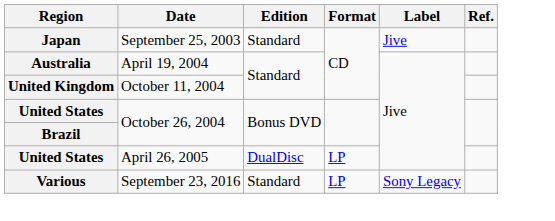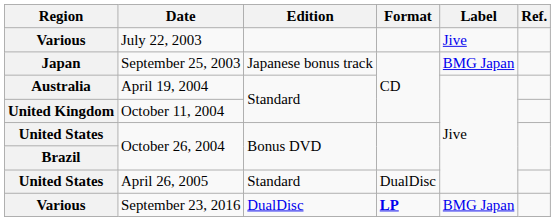+ row: (61, 39)
(274, 39) Standard -> (310, 63) Japanese bonus track
(395, 39) Jive -> (479, 63) BMG Japan
(275, 157) DualDisc -> (274, 181) Standard
(337, 157) LP -> (408, 181) DualDisc
(274, 181) Standard -> (275, 205) DualDisc
(337, 181) normal -> (389, 205) bold
(422, 181) Sony Legacy -> (479, 205) BMG Japan
